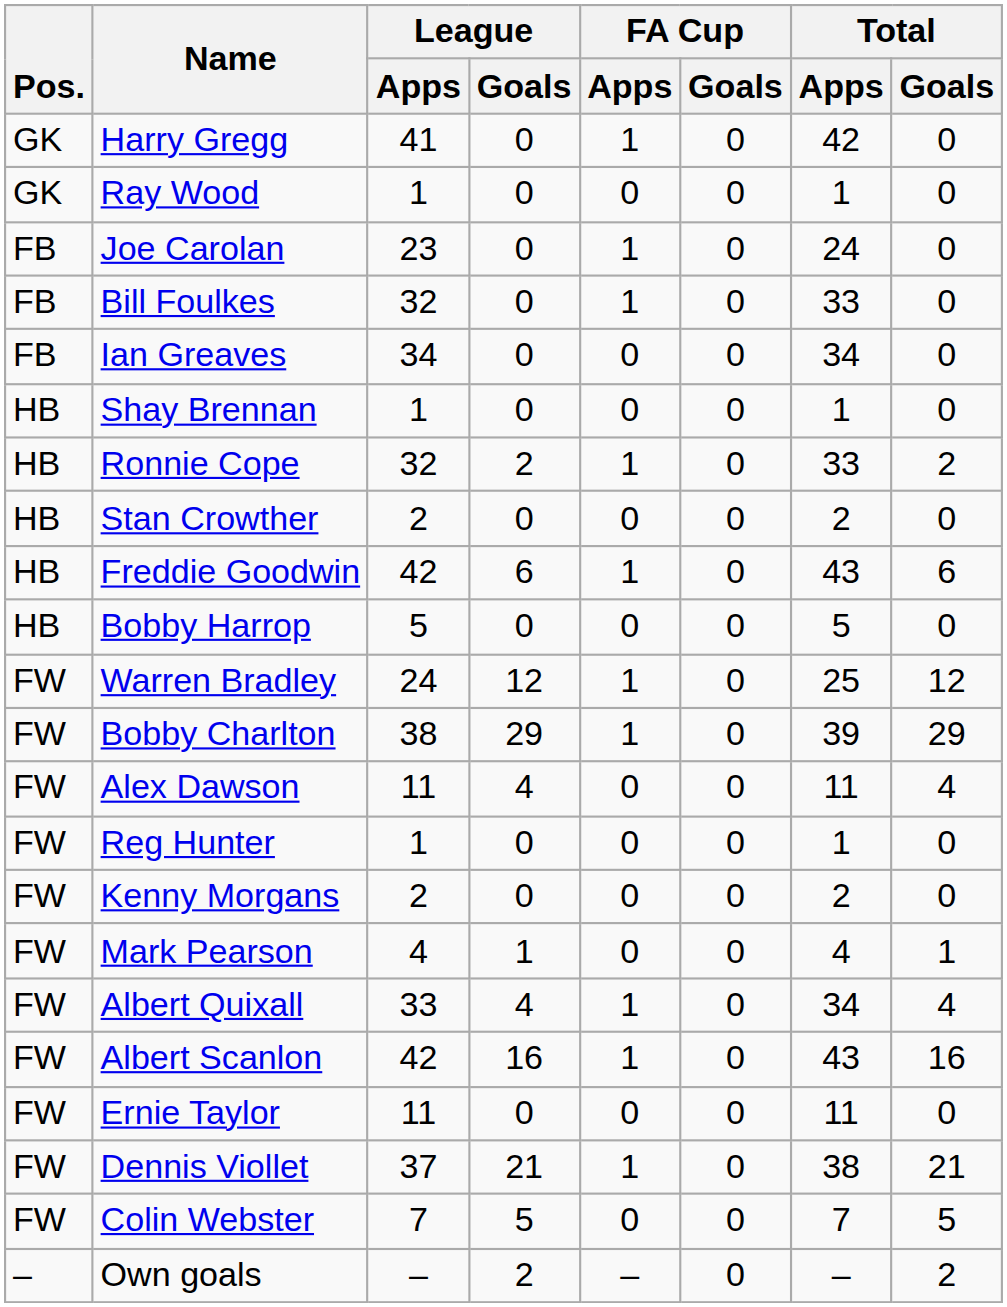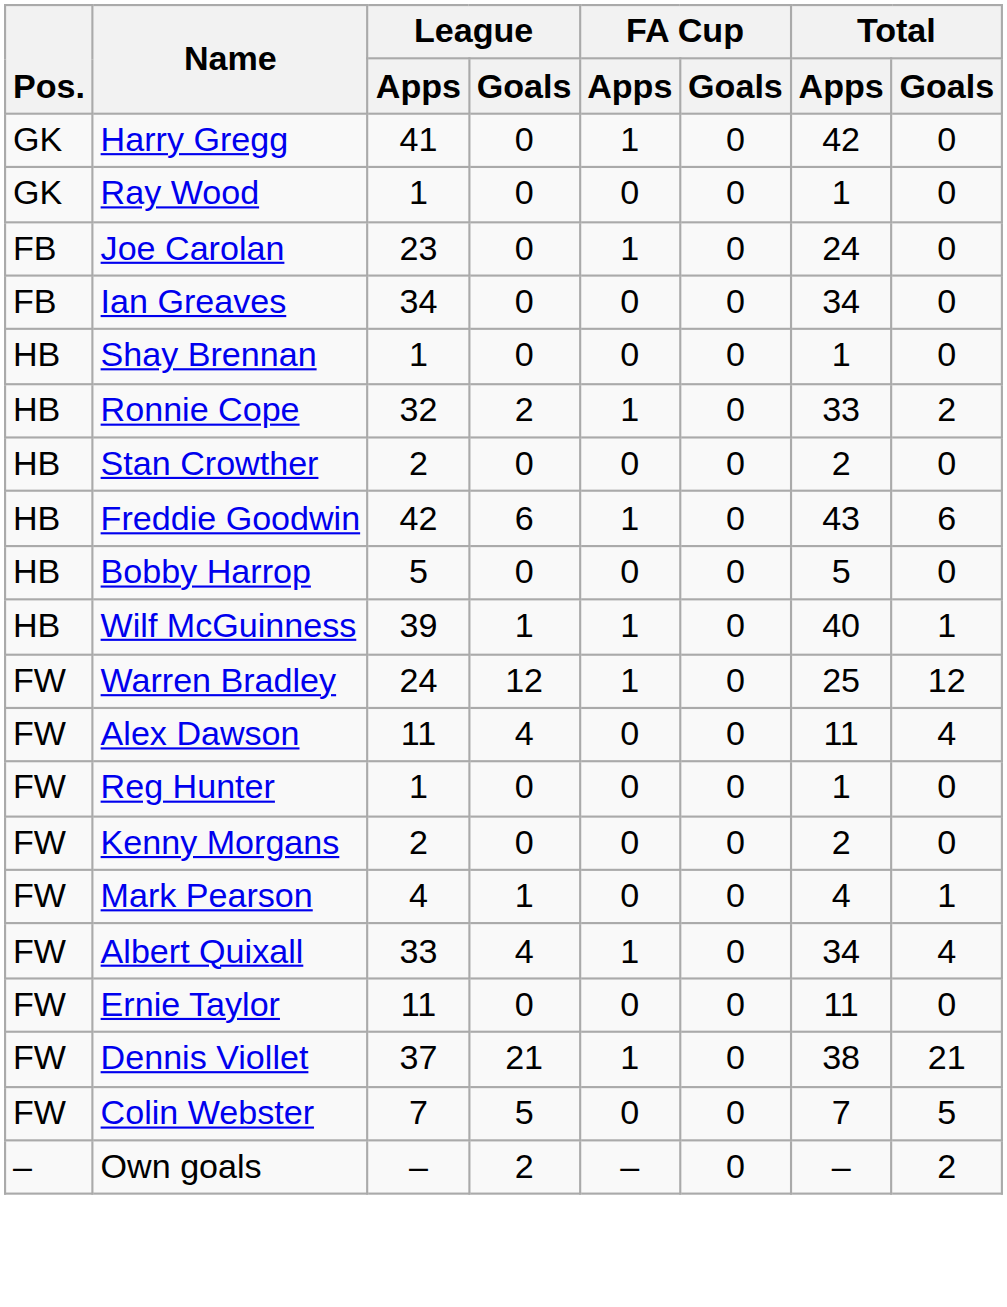- row: (188, 301)
+ row: (228, 626)
- row: (218, 734)
- row: (211, 1058)
